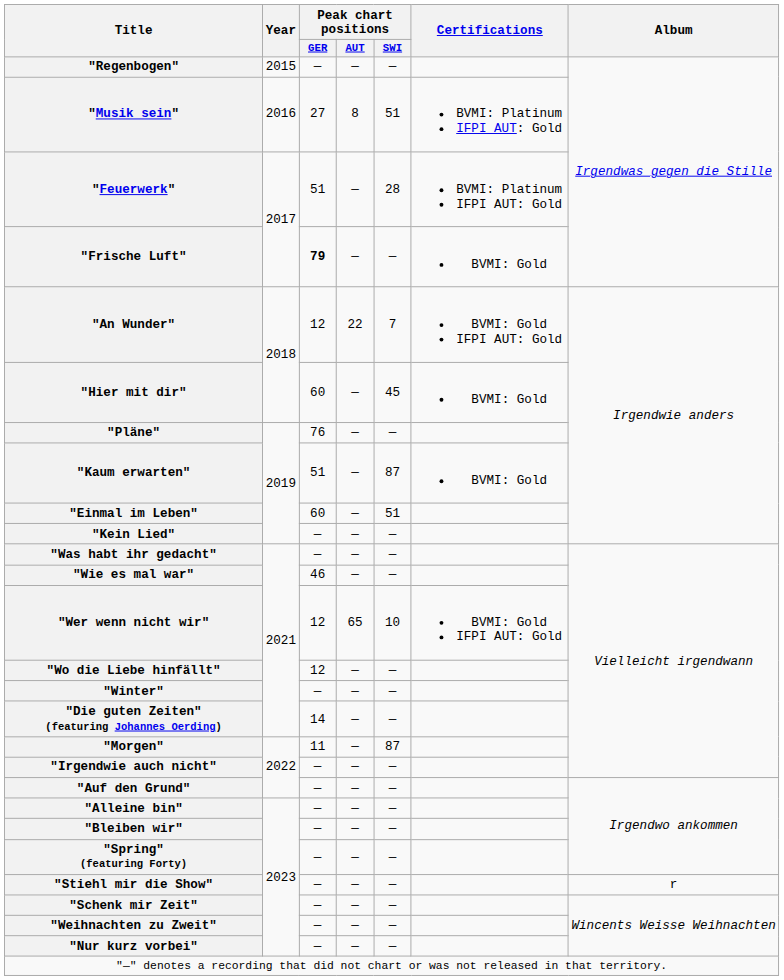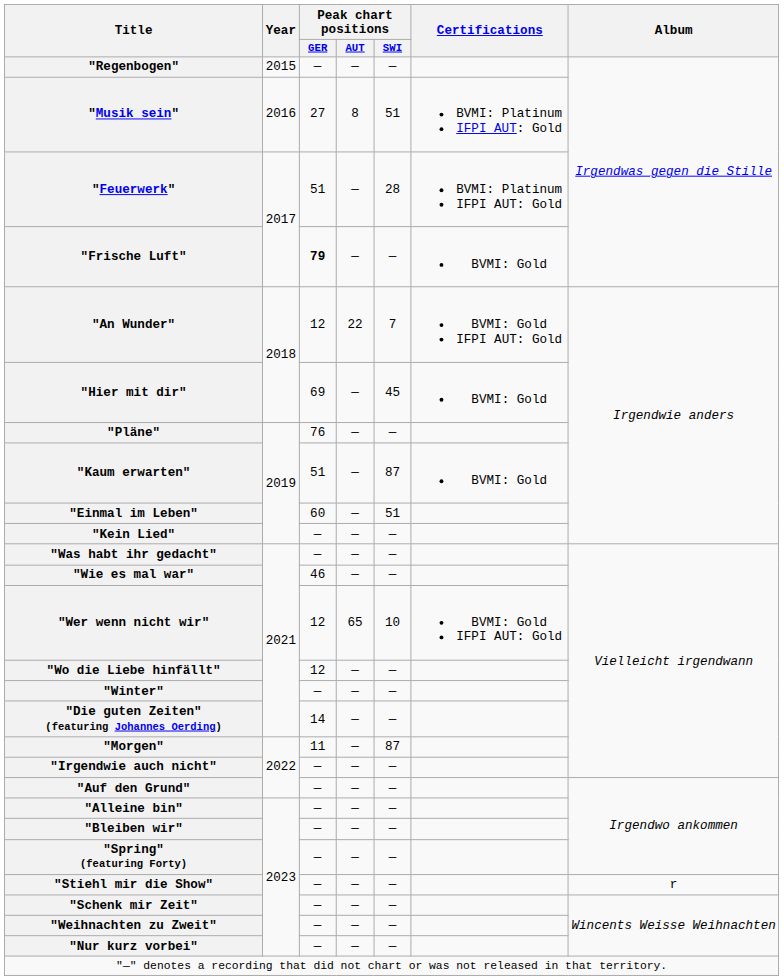(318, 392) 60 -> (318, 392) 69
